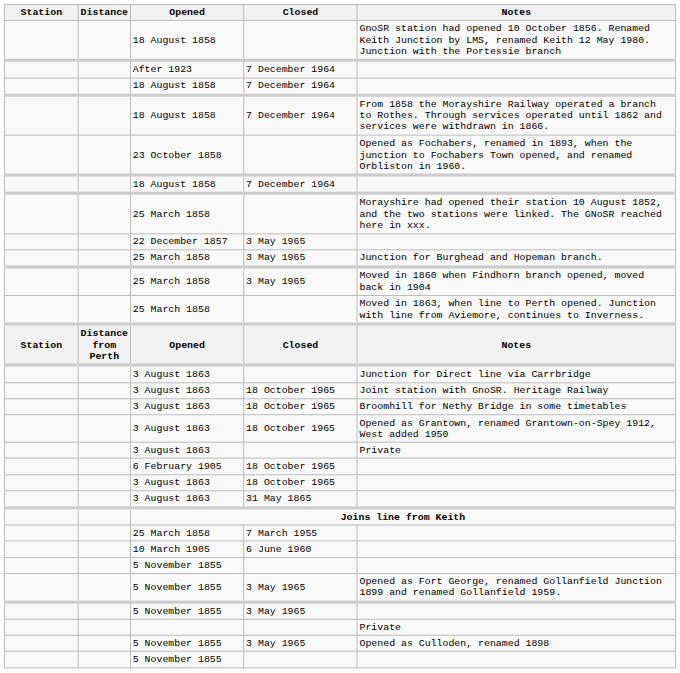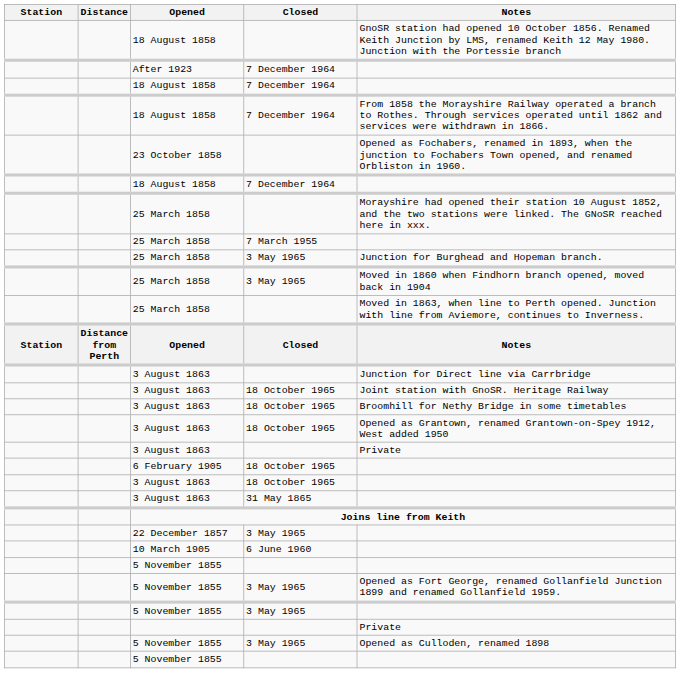rows swapped: (171, 533) <-> (180, 242)
